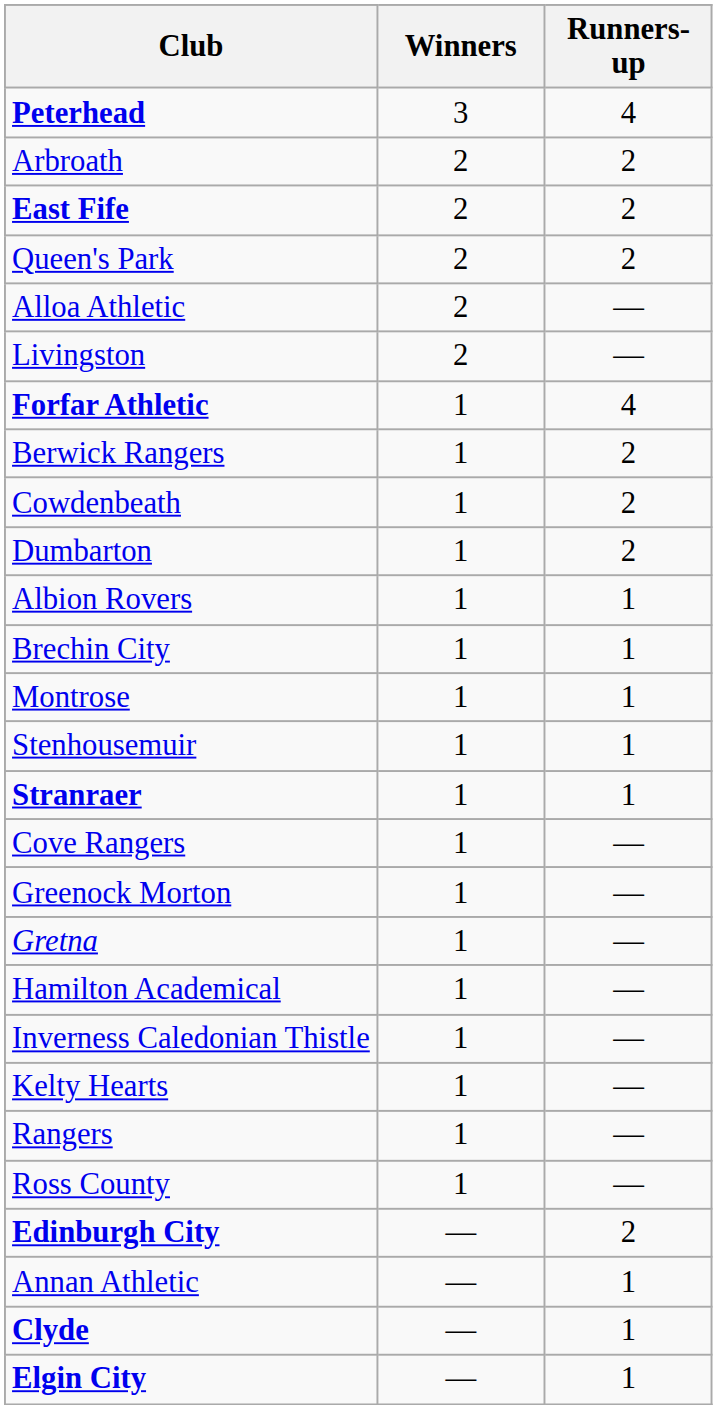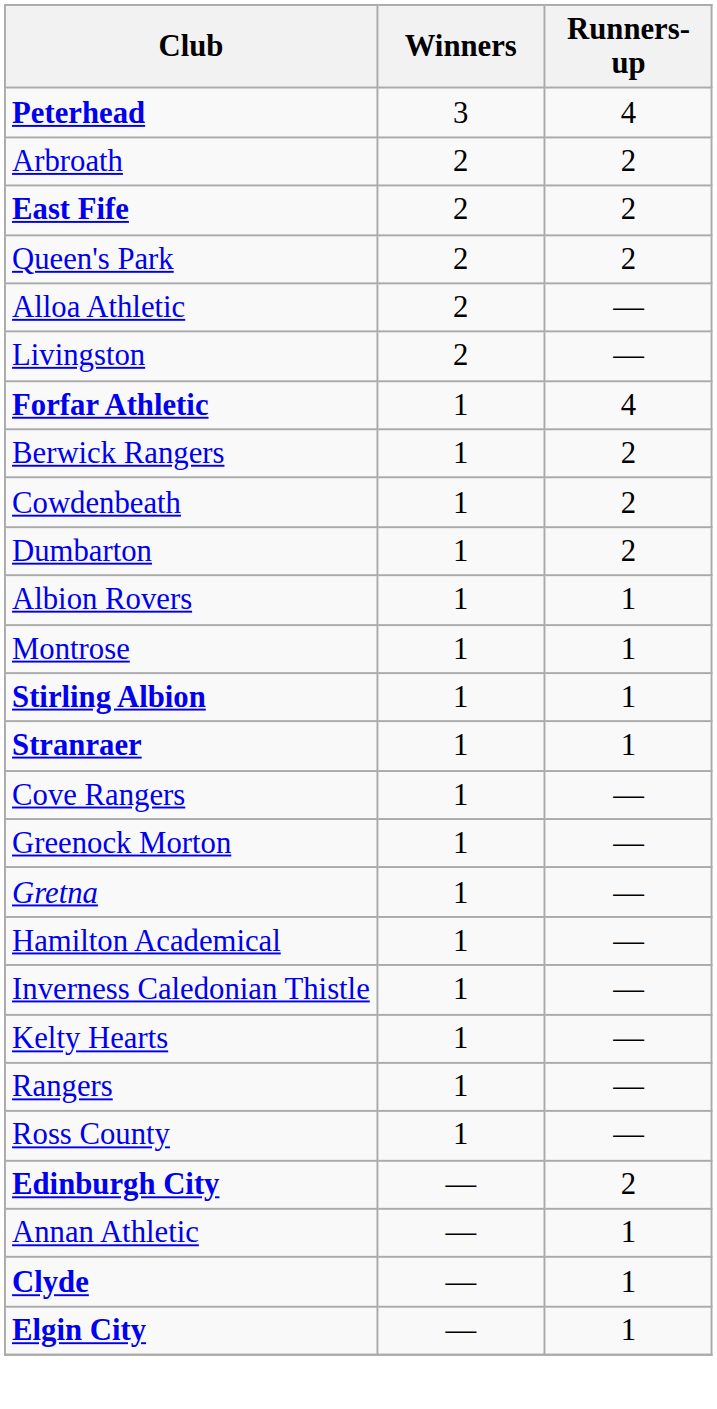- row: (91, 648)
- row: (104, 745)
+ row: (109, 696)
